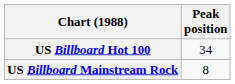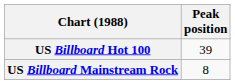(206, 49) 34 -> (206, 49) 39
